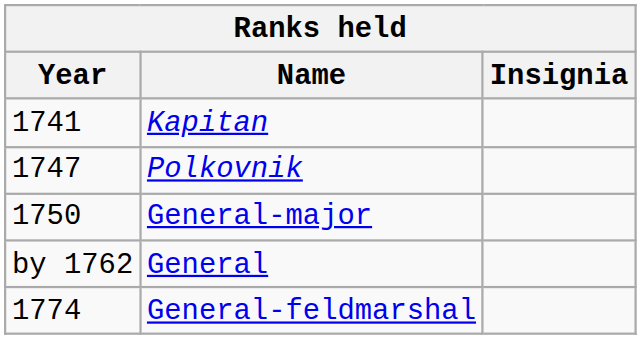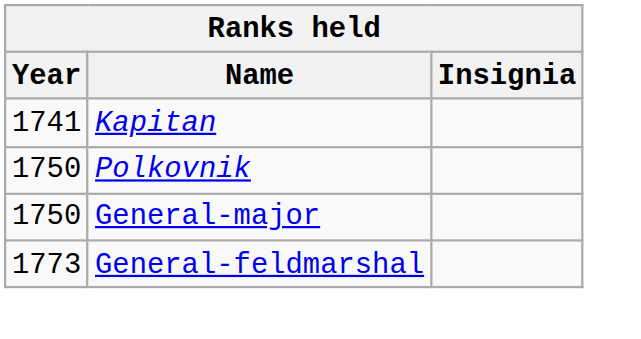(47, 170) 1747 -> (47, 170) 1750
- row: (208, 264)
(47, 311) 1774 -> (47, 264) 1773
